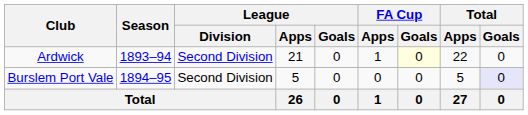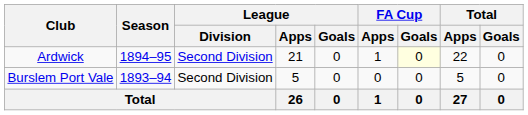(145, 57) 1893–94 -> (145, 57) 1894–95
(145, 78) 1894–95 -> (145, 78) 1893–94
(501, 78) lavender background -> (501, 78) no background
